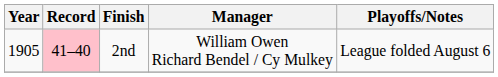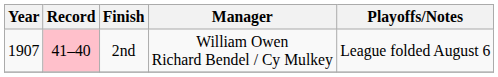(24, 50) 1905 -> (24, 50) 1907
